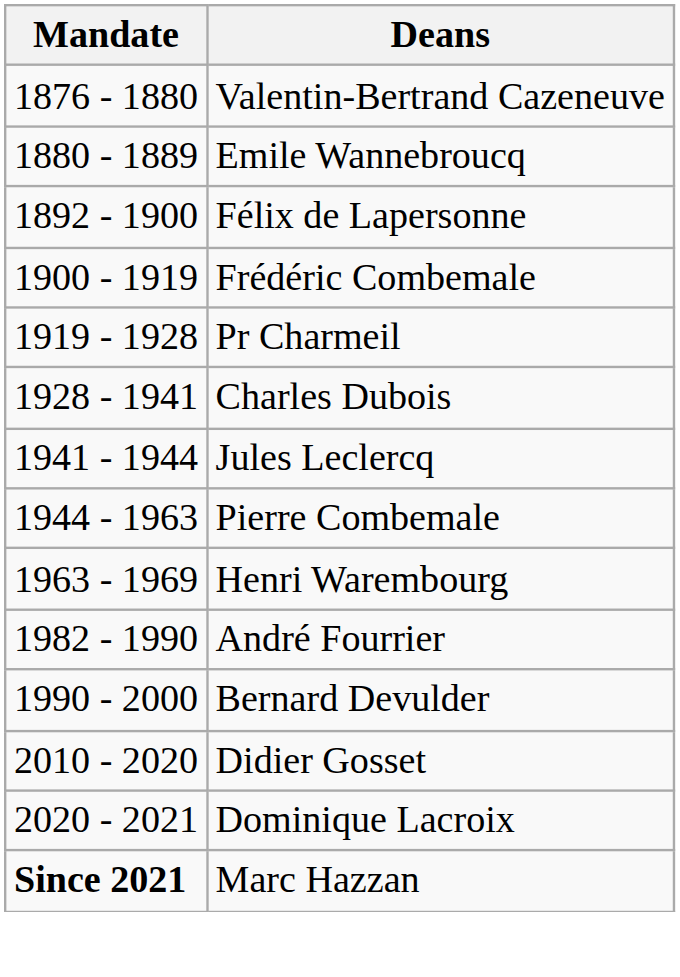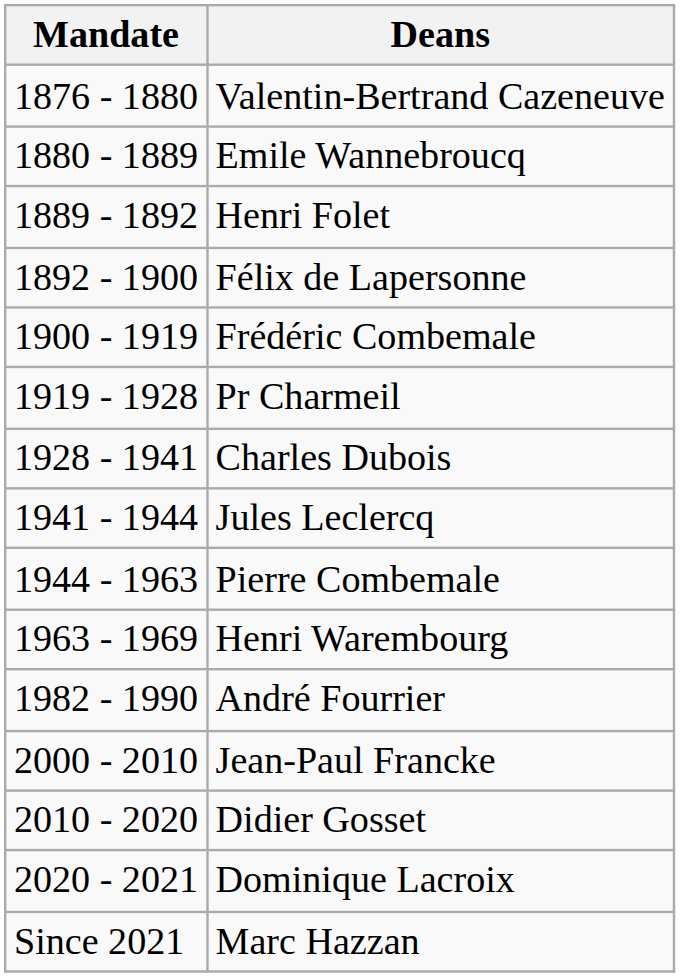+ row: (303, 215)
- row: (352, 699)
+ row: (356, 759)
(100, 880) bold -> (99, 940) normal
